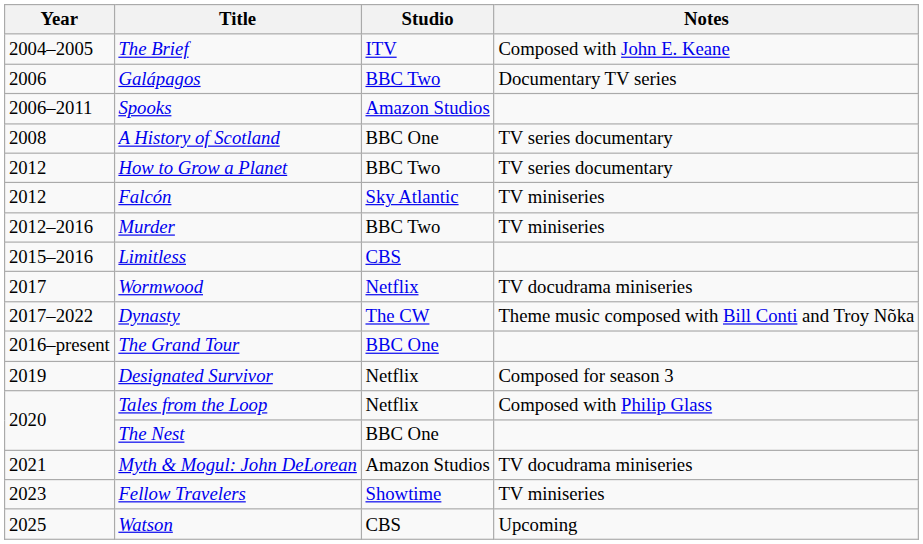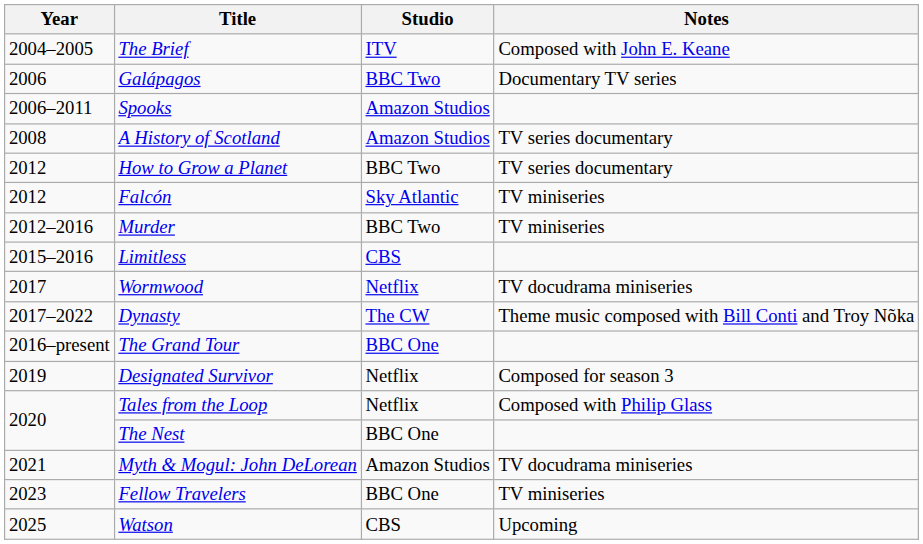(402, 138) BBC One -> (428, 138) Amazon Studios
(403, 494) Showtime -> (402, 494) BBC One
